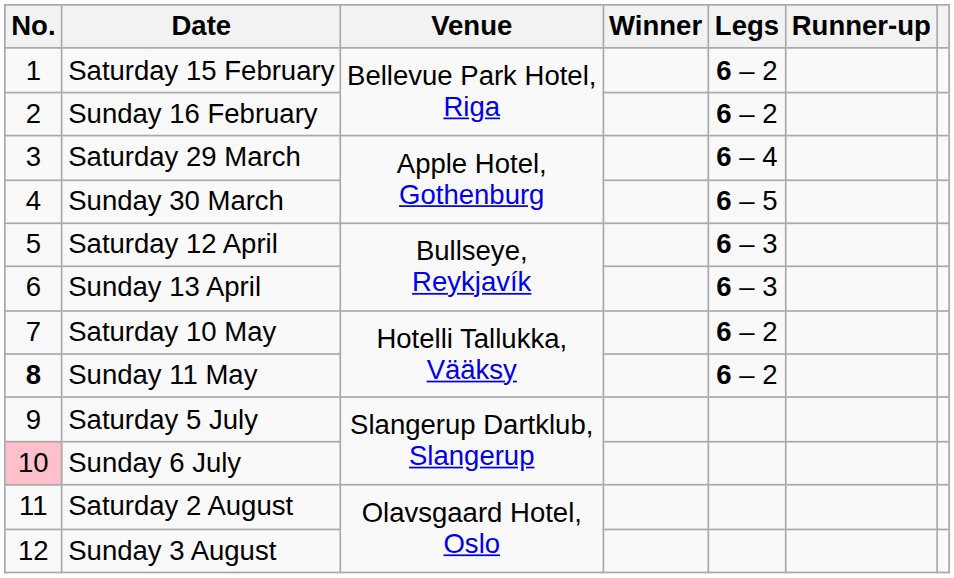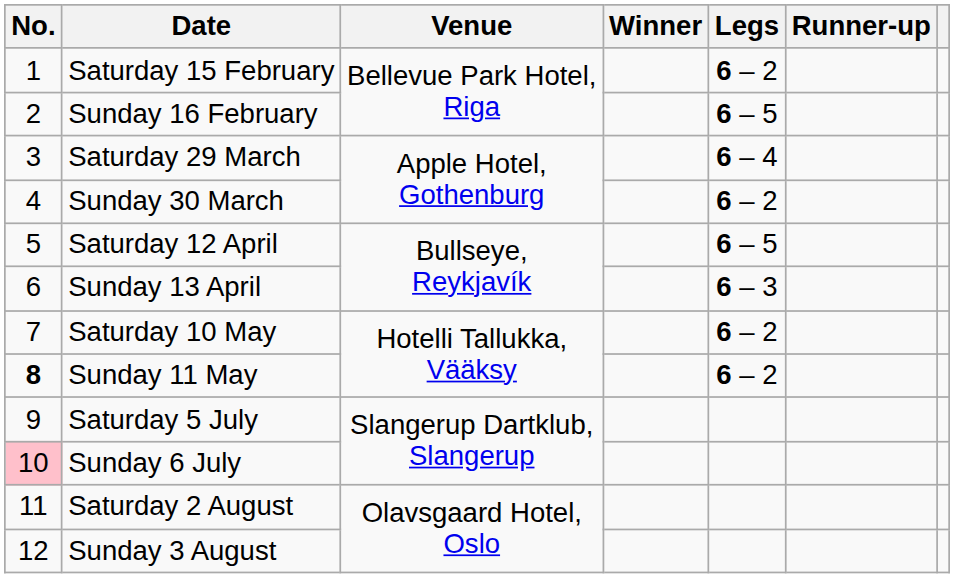(747, 113) 6 – 2 -> (747, 113) 6 – 5
(747, 200) 6 – 5 -> (747, 200) 6 – 2
(747, 244) 6 – 3 -> (747, 244) 6 – 5
